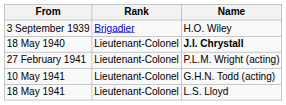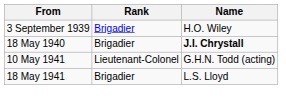(137, 44) Lieutenant-Colonel -> (114, 44) Brigadier
- row: (46, 60)
(137, 92) Lieutenant-Colonel -> (114, 76) Brigadier
